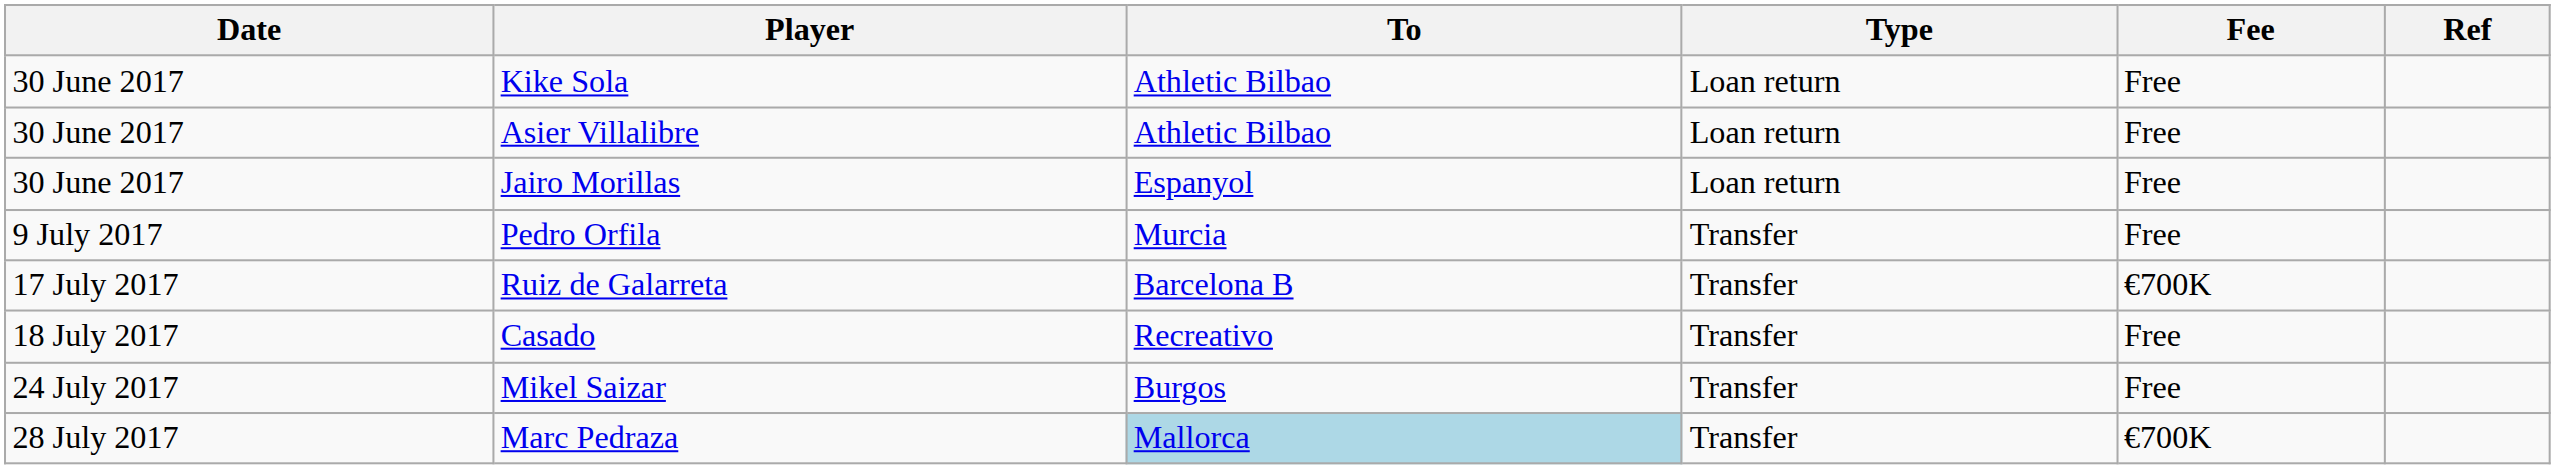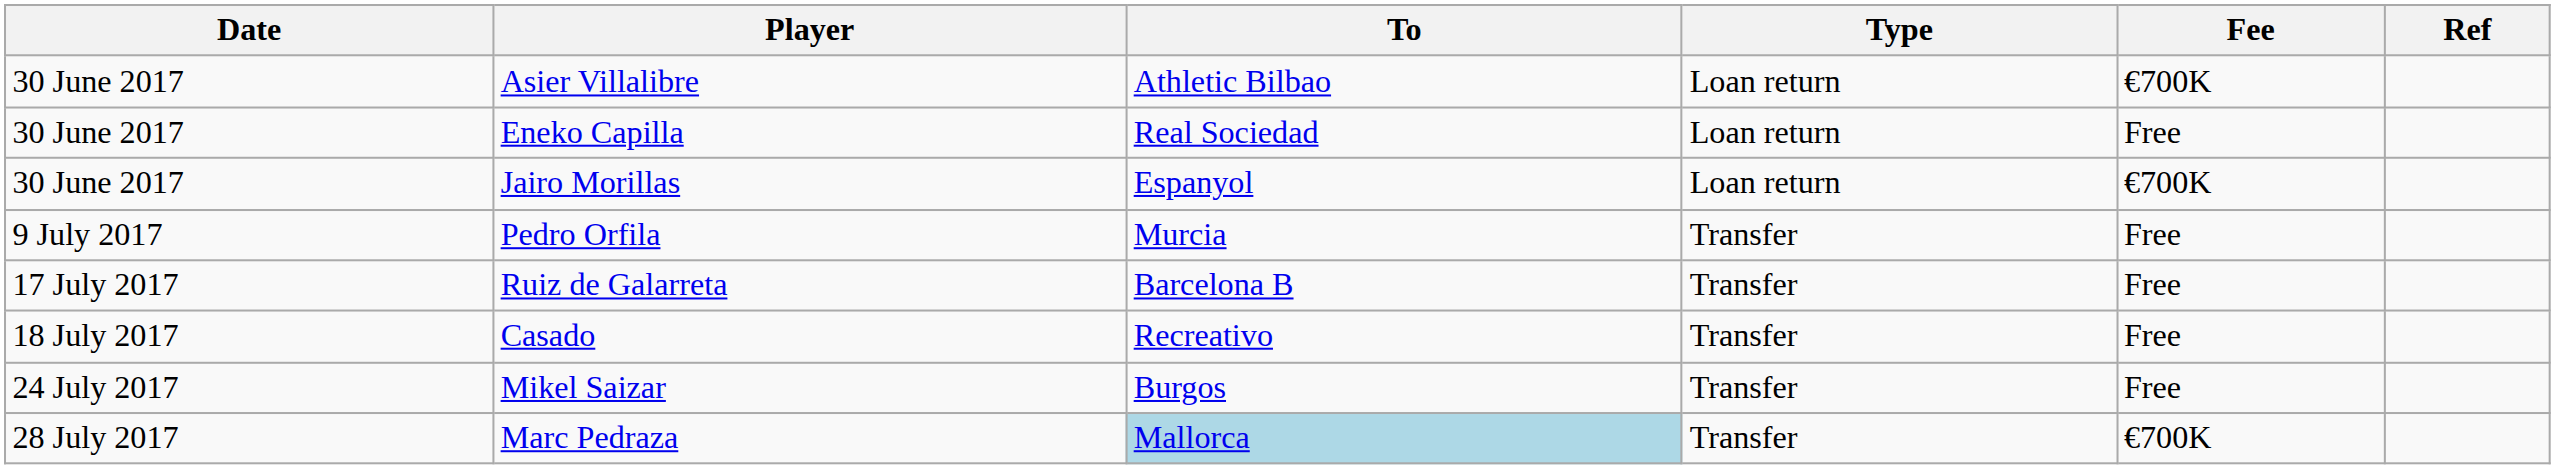- row: (564, 81)
(2153, 132) Free -> (2168, 81) €700K
+ row: (592, 132)
(2153, 183) Free -> (2168, 183) €700K
(2168, 285) €700K -> (2153, 285) Free
